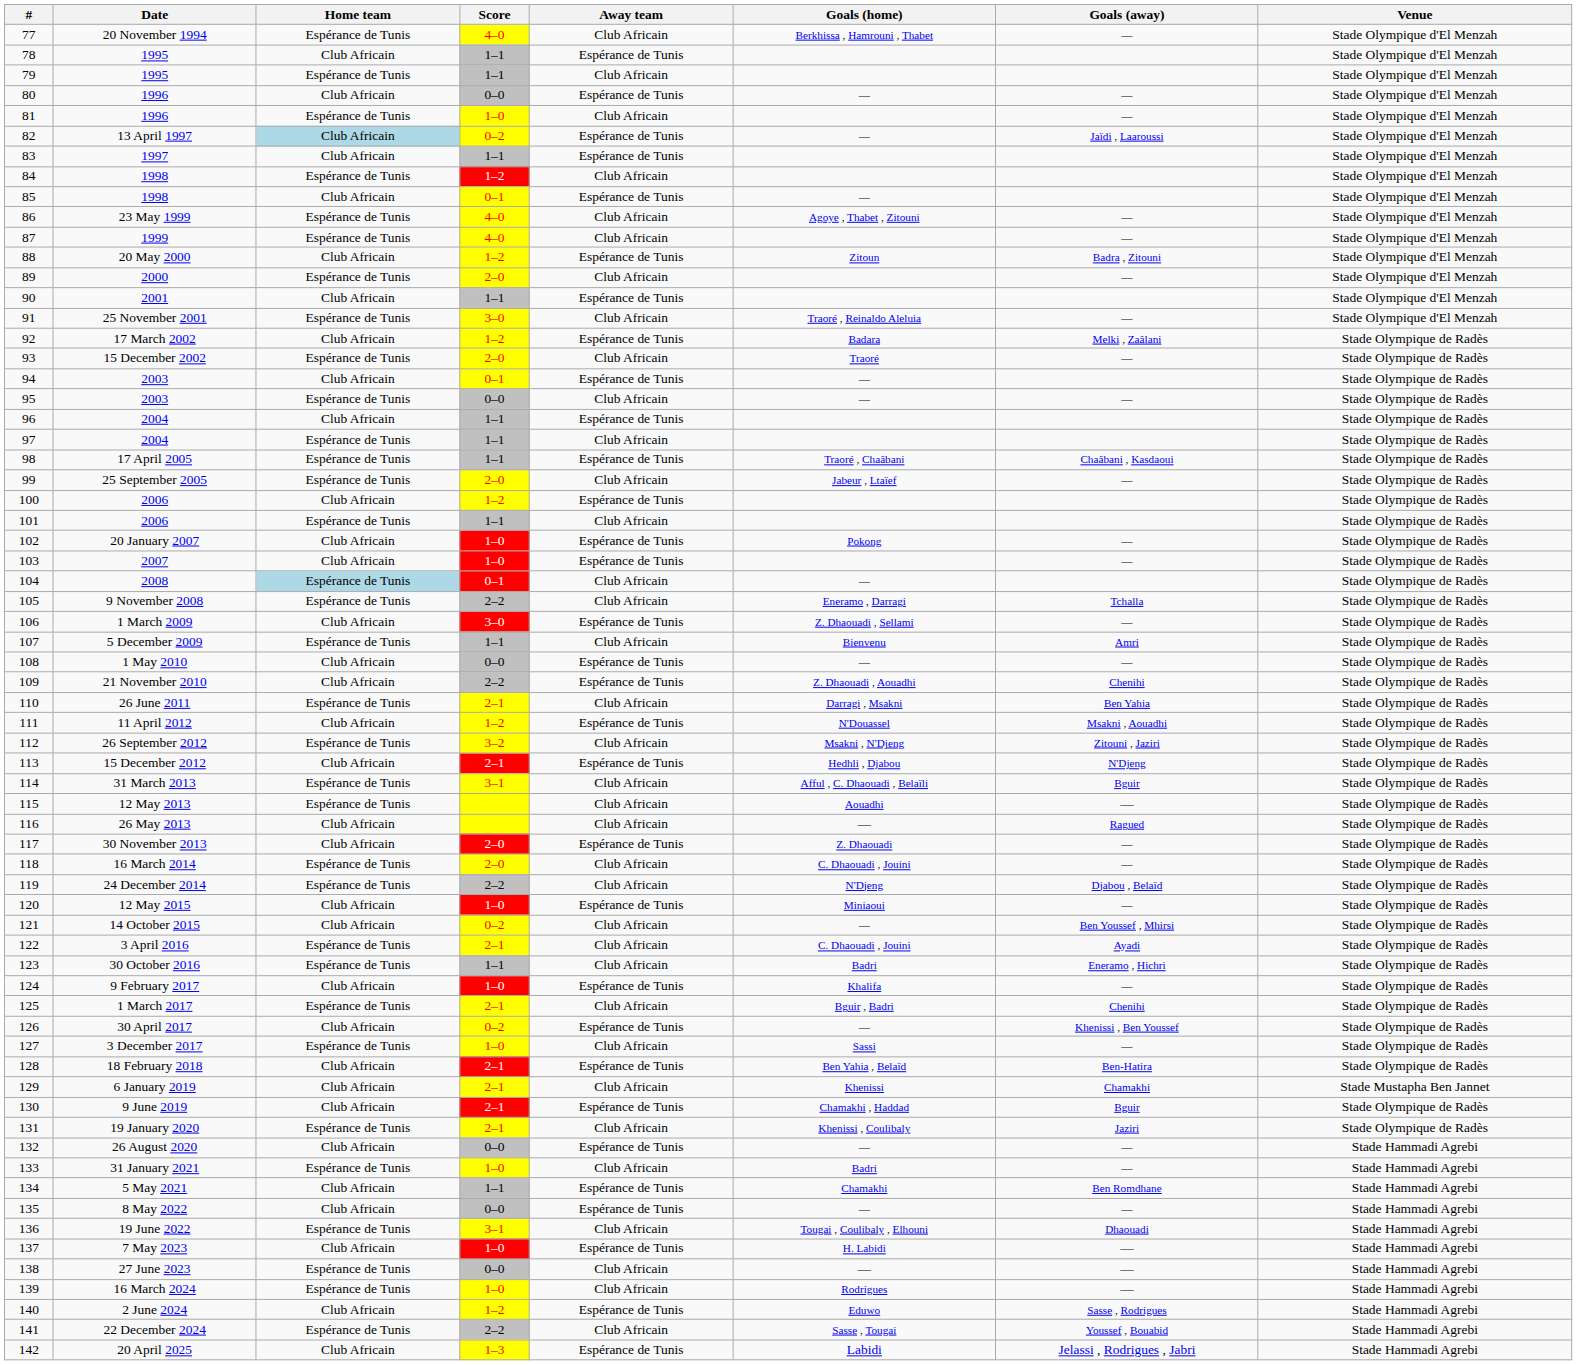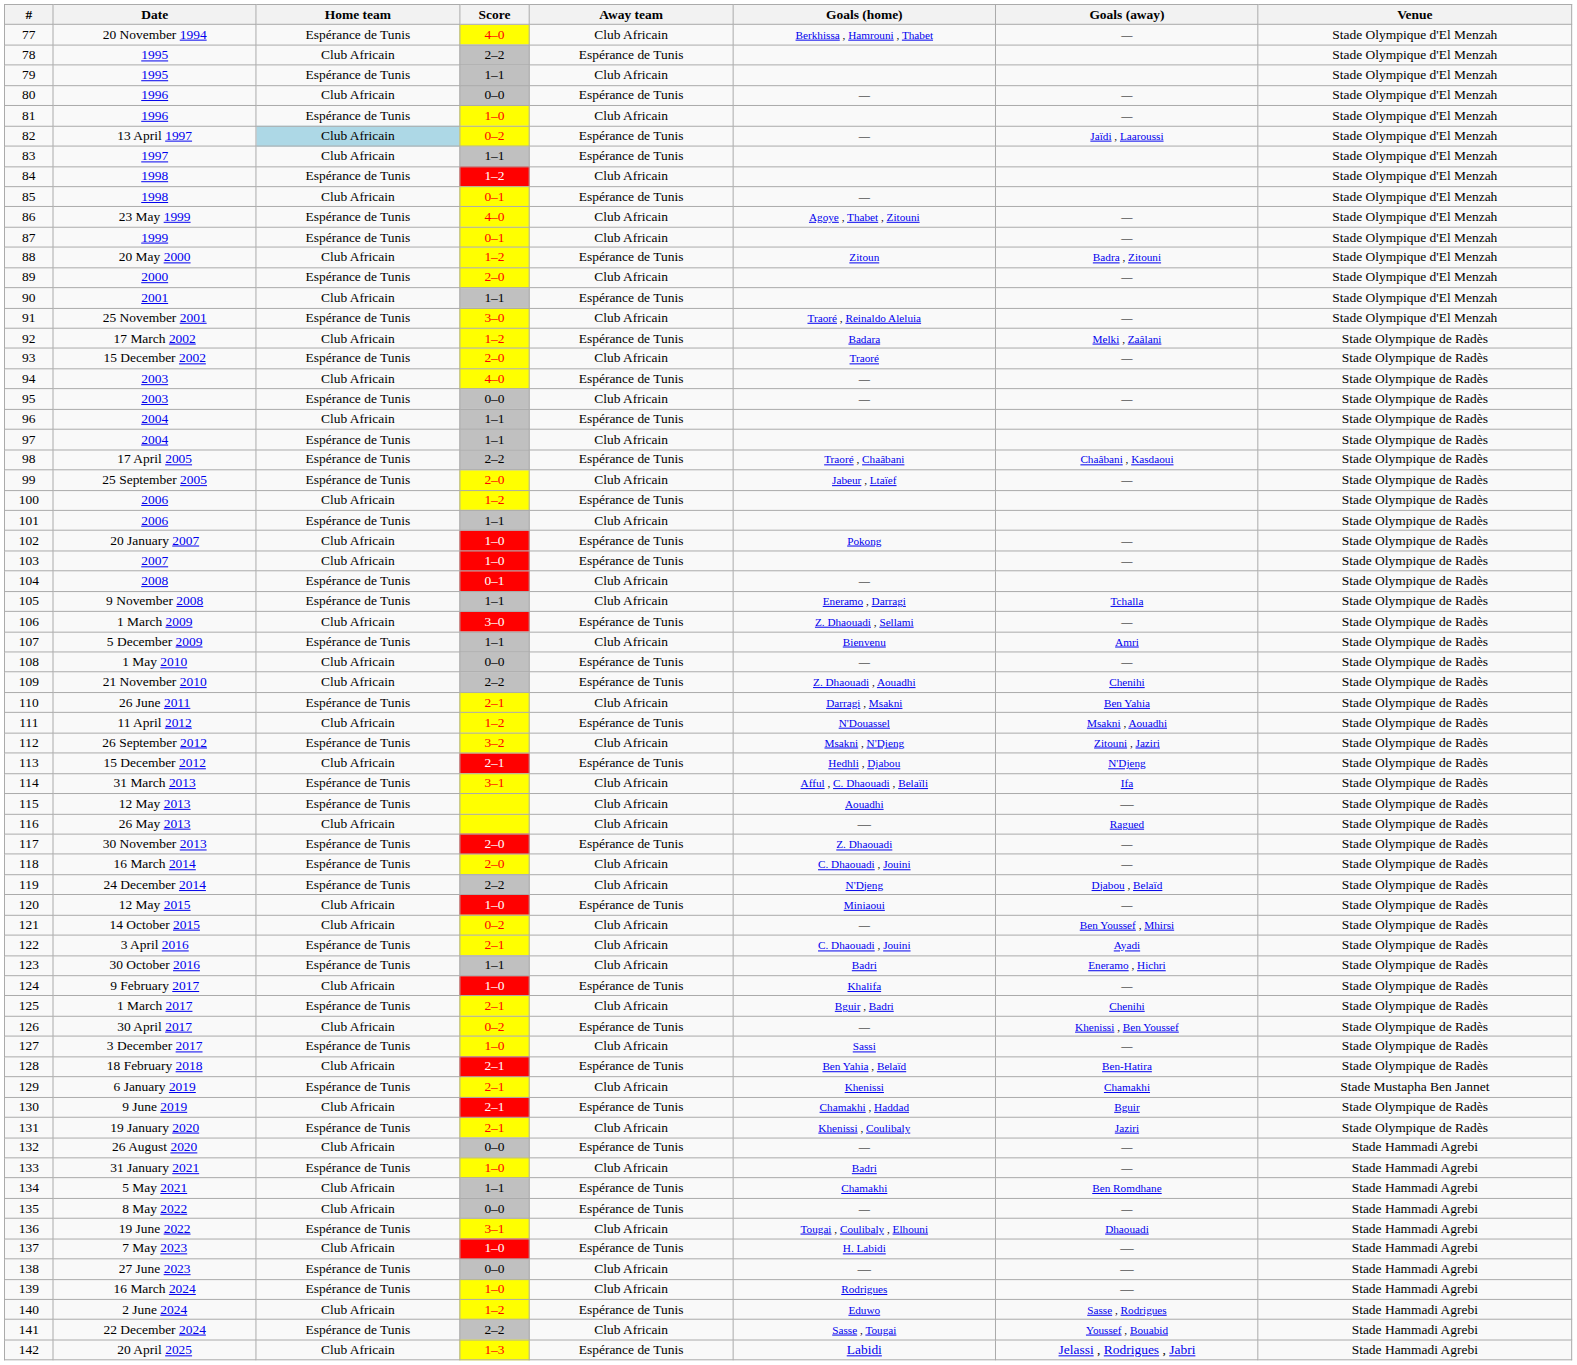(494, 54) 1–1 -> (494, 54) 2–2
(494, 236) 4–0 -> (494, 236) 0–1
(494, 378) 0–1 -> (494, 378) 4–0
(494, 459) 1–1 -> (494, 459) 2–2
(358, 580) lightblue background -> (358, 580) no background
(494, 600) 2–2 -> (494, 600) 1–1
(1127, 783) Bguir -> (1127, 783) Ifa
(358, 843) Club Africain -> (358, 843) Espérance de Tunis
(358, 1086) Club Africain -> (358, 1086) Espérance de Tunis
